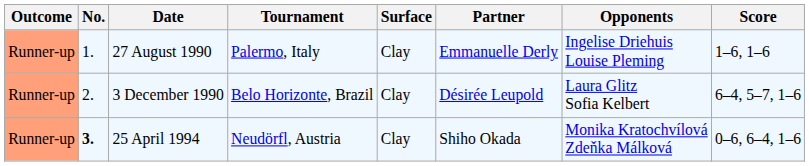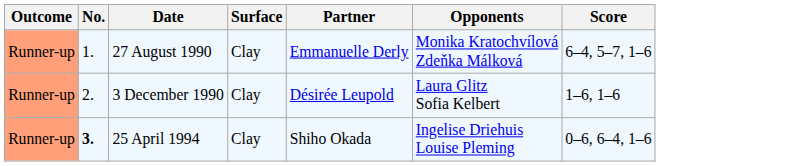- column: (302, 16)
(619, 51) Ingelise Driehuis Louise Pleming -> (487, 51) Monika Kratochvílová Zdeňka Málková
(742, 51) 1–6, 1–6 -> (608, 51) 6–4, 5–7, 1–6
(758, 94) 6–4, 5–7, 1–6 -> (593, 94) 1–6, 1–6
(637, 138) Monika Kratochvílová Zdeňka Málková -> (470, 138) Ingelise Driehuis Louise Pleming
